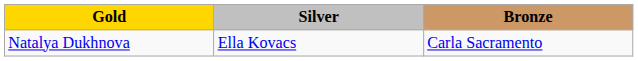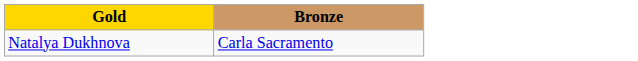- column: (319, 17)
